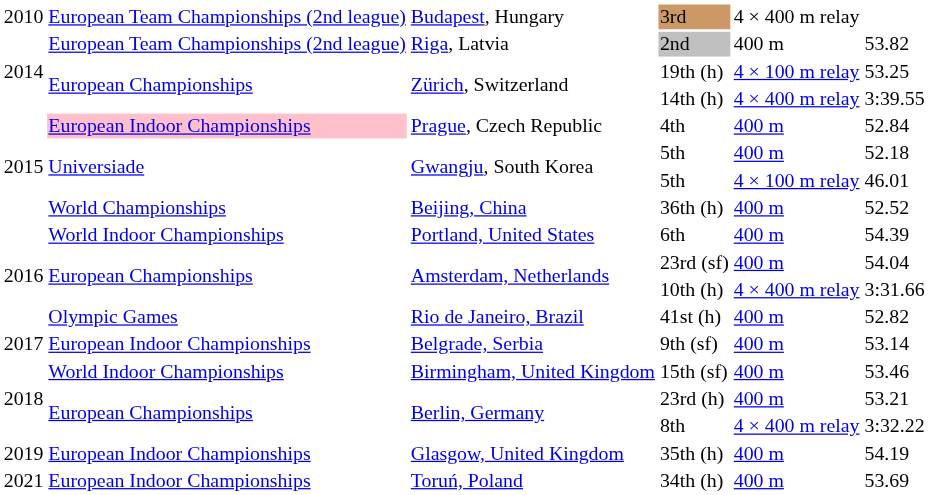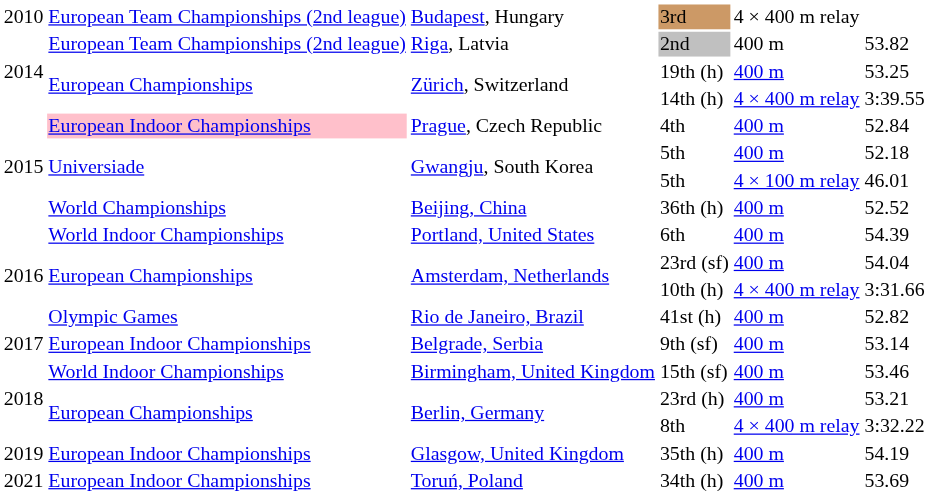(797, 71) 4 × 100 m relay -> (759, 71) 400 m
